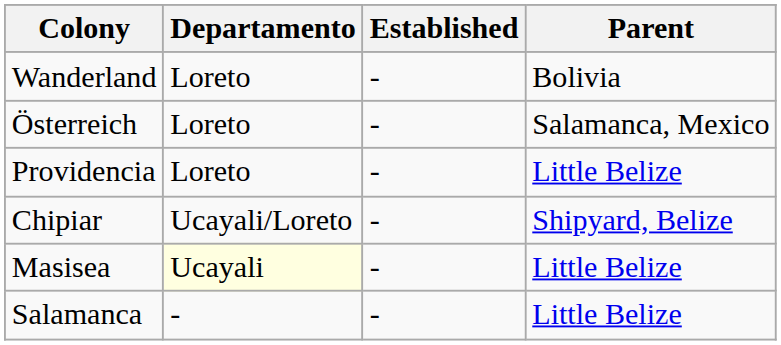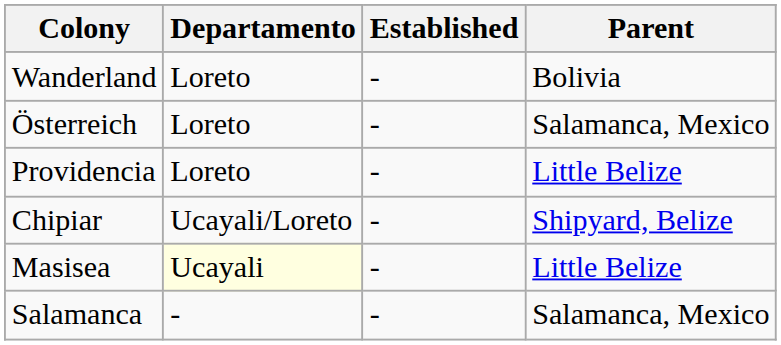(607, 314) Little Belize -> (651, 314) Salamanca, Mexico
